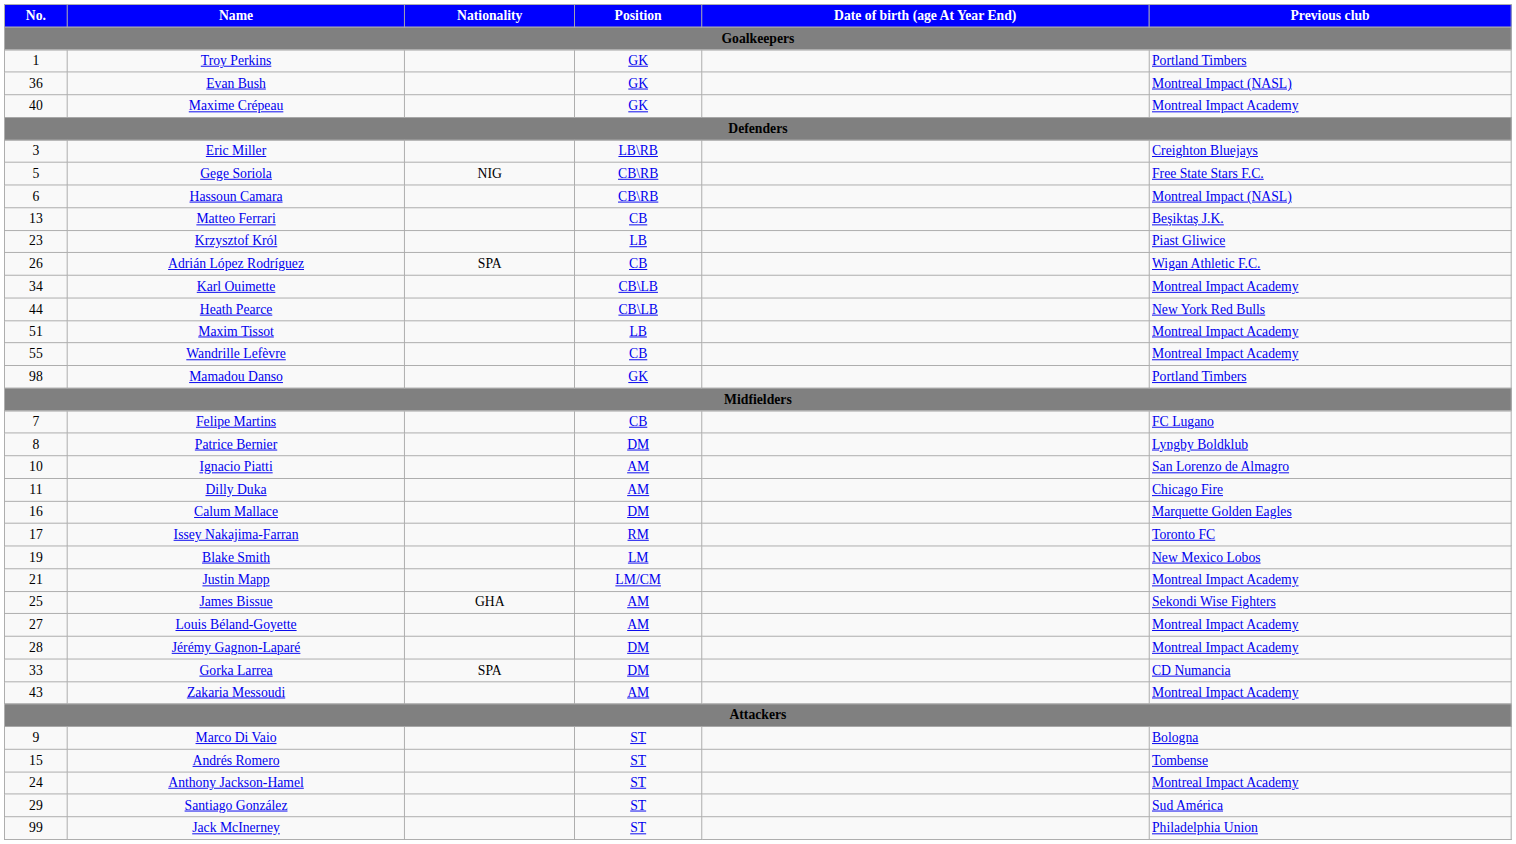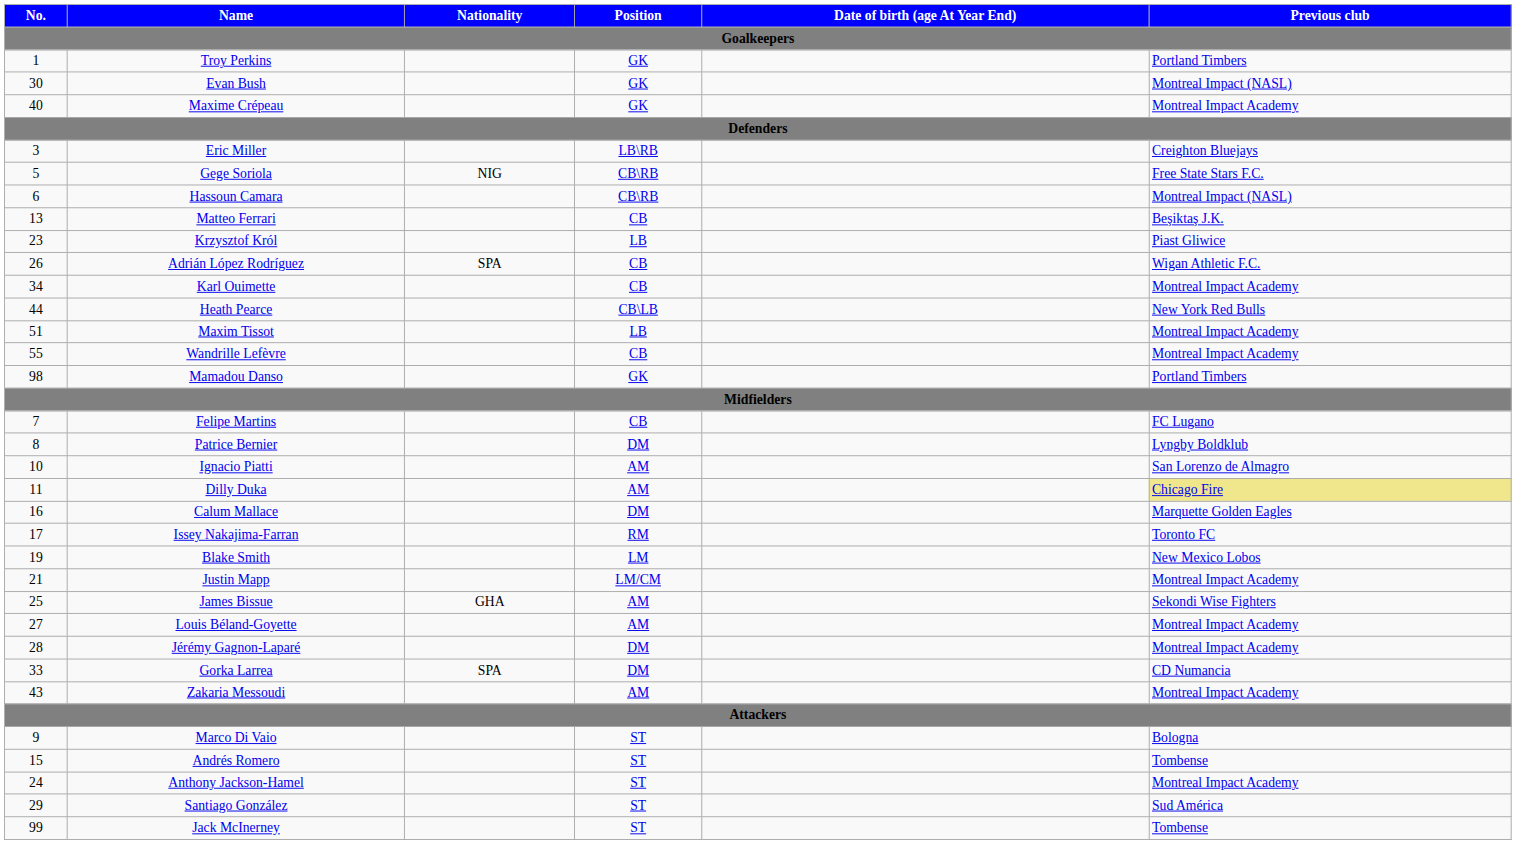(36, 83) 36 -> (36, 83) 30
(638, 286) CB\LB -> (638, 286) CB
(1188, 489) no background -> (1188, 489) khaki background
(1205, 828) Philadelphia Union -> (1180, 828) Tombense
